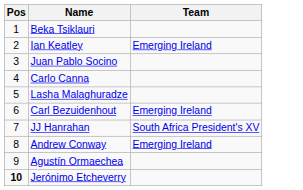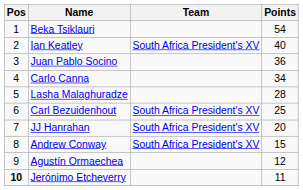+ column: (280, 12)
(172, 45) Emerging Ireland -> (196, 45) South Africa President's XV
(172, 111) Emerging Ireland -> (196, 111) South Africa President's XV
(172, 144) Emerging Ireland -> (196, 144) South Africa President's XV
